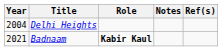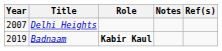(17, 25) 2004 -> (17, 25) 2007
(17, 39) 2021 -> (17, 39) 2019
